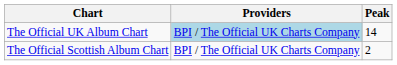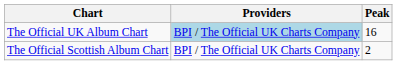(371, 32) 14 -> (371, 32) 16
